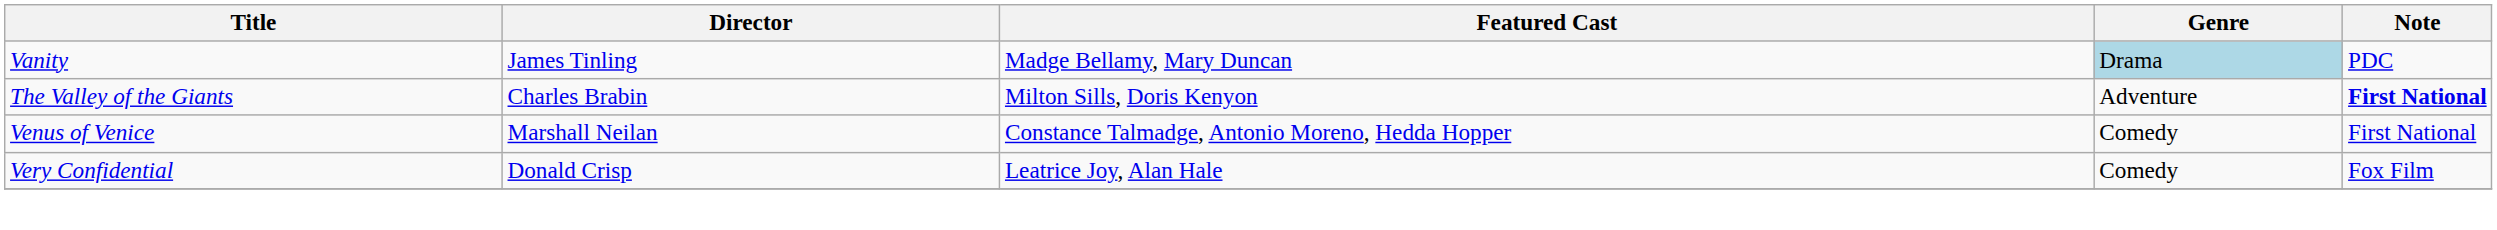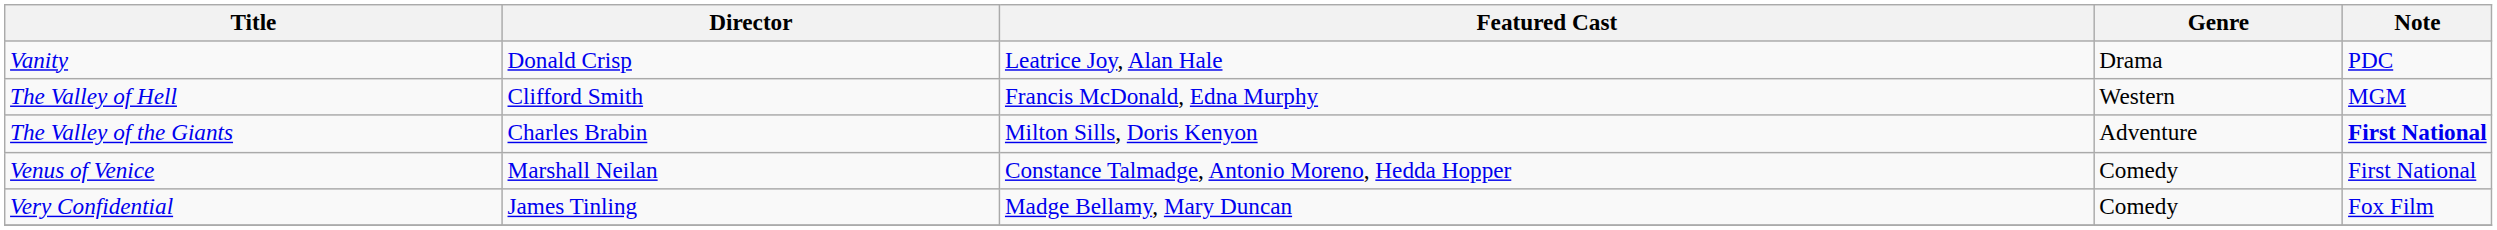(572, 59) James Tinling -> (570, 59) Donald Crisp
(1149, 59) Madge Bellamy, Mary Duncan -> (1114, 59) Leatrice Joy, Alan Hale
(2131, 59) lightblue background -> (2131, 59) no background
+ row: (94, 96)
(570, 170) Donald Crisp -> (572, 206) James Tinling
(1114, 170) Leatrice Joy, Alan Hale -> (1149, 206) Madge Bellamy, Mary Duncan
